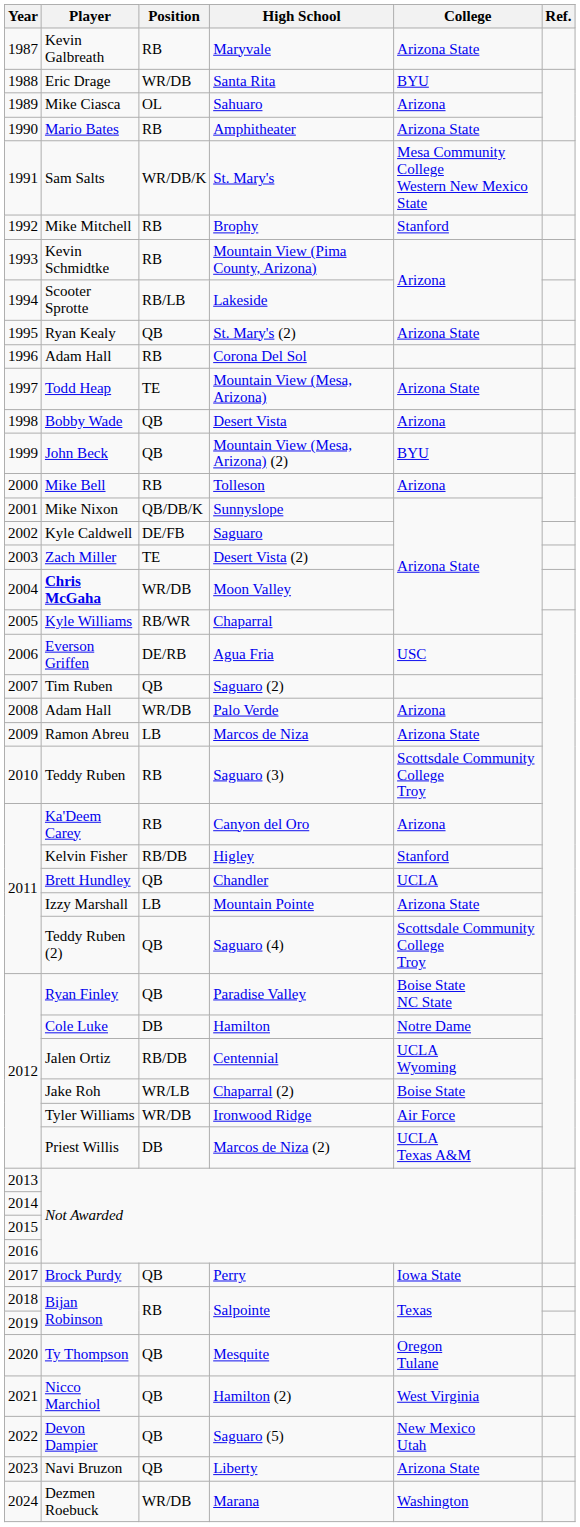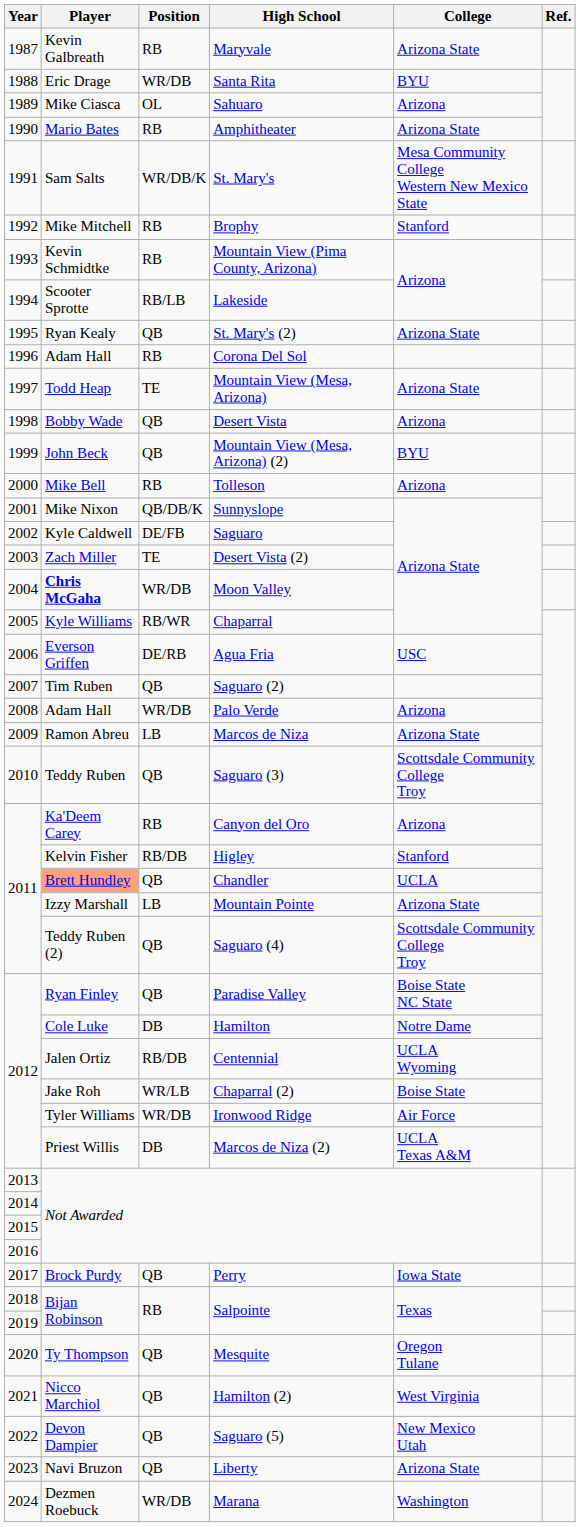(152, 775) RB -> (152, 775) QB
(88, 880) no background -> (88, 880) lightsalmon background
